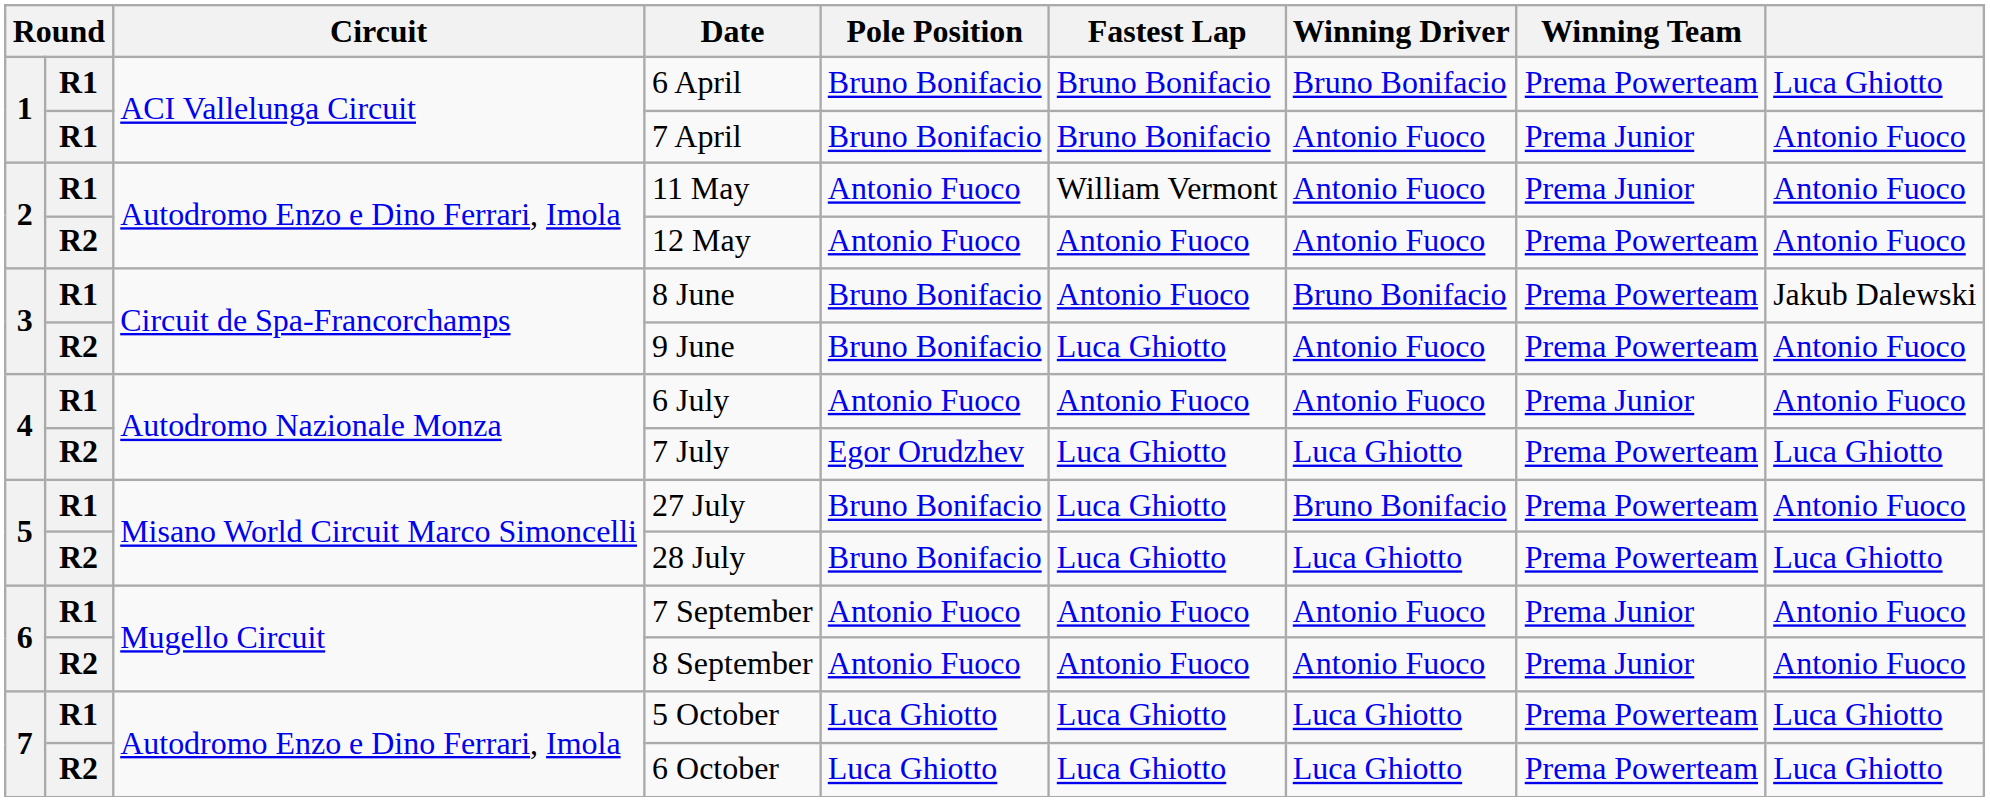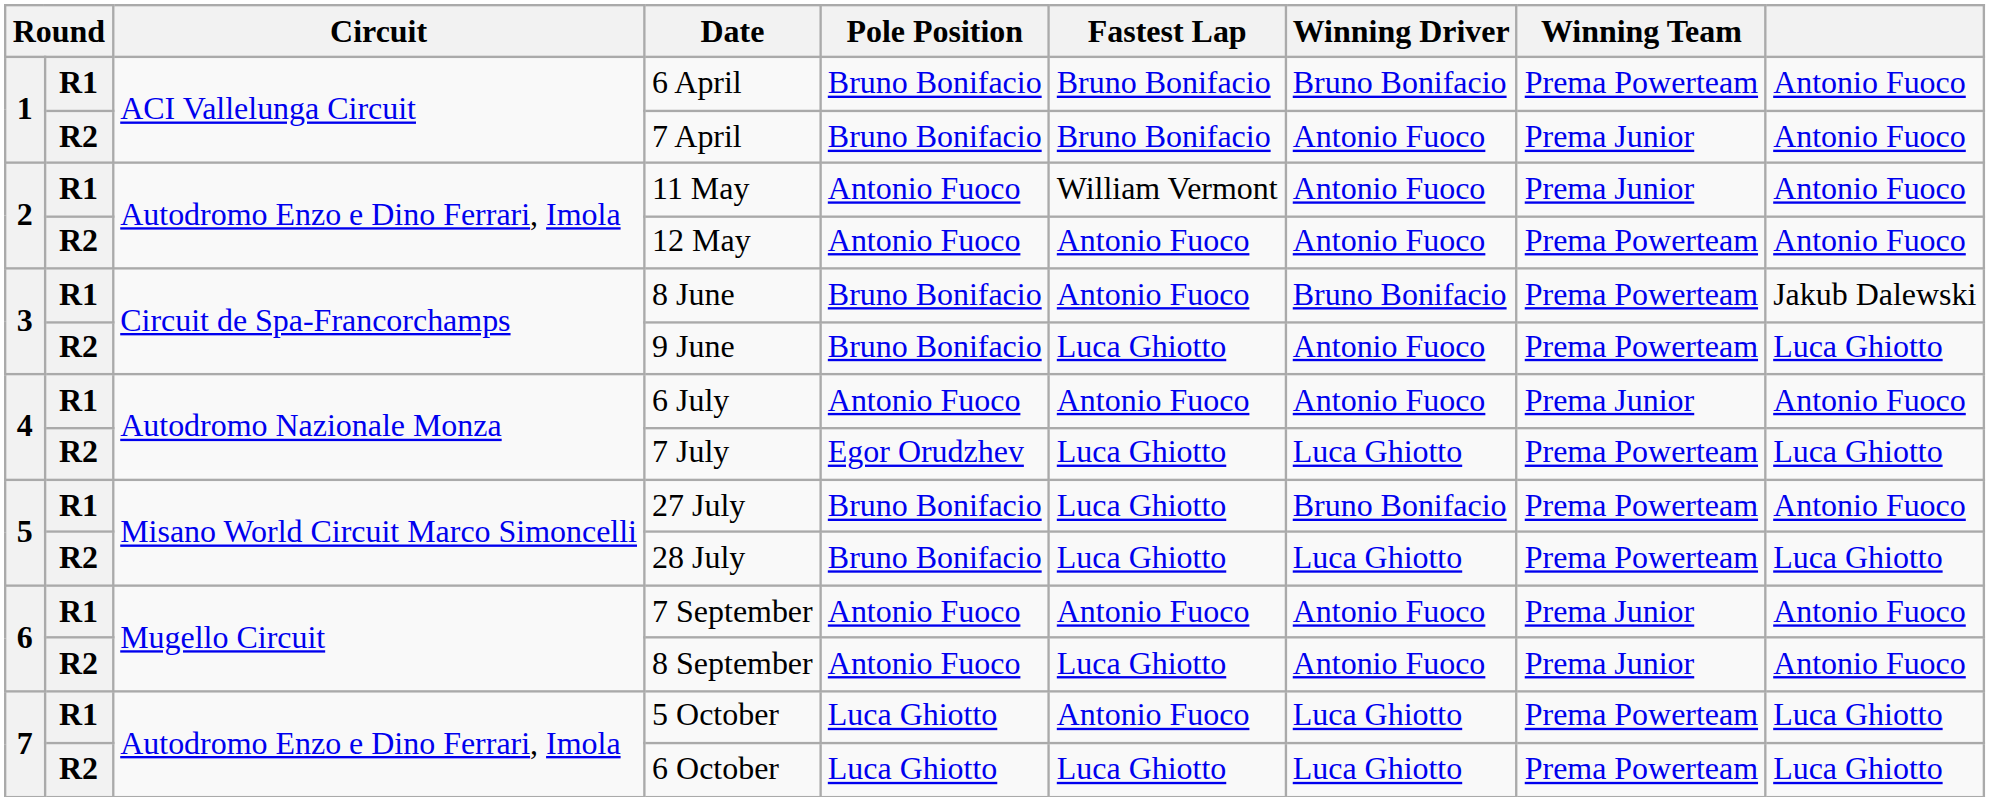(1858, 83) Luca Ghiotto -> (1869, 83) Antonio Fuoco
(79, 135) R1 -> (79, 135) R2
(1869, 346) Antonio Fuoco -> (1858, 346) Luca Ghiotto
(1153, 663) Antonio Fuoco -> (1142, 663) Luca Ghiotto
(1142, 715) Luca Ghiotto -> (1153, 715) Antonio Fuoco
